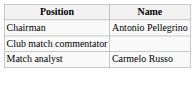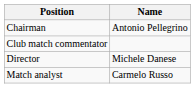+ row: (23, 59)
